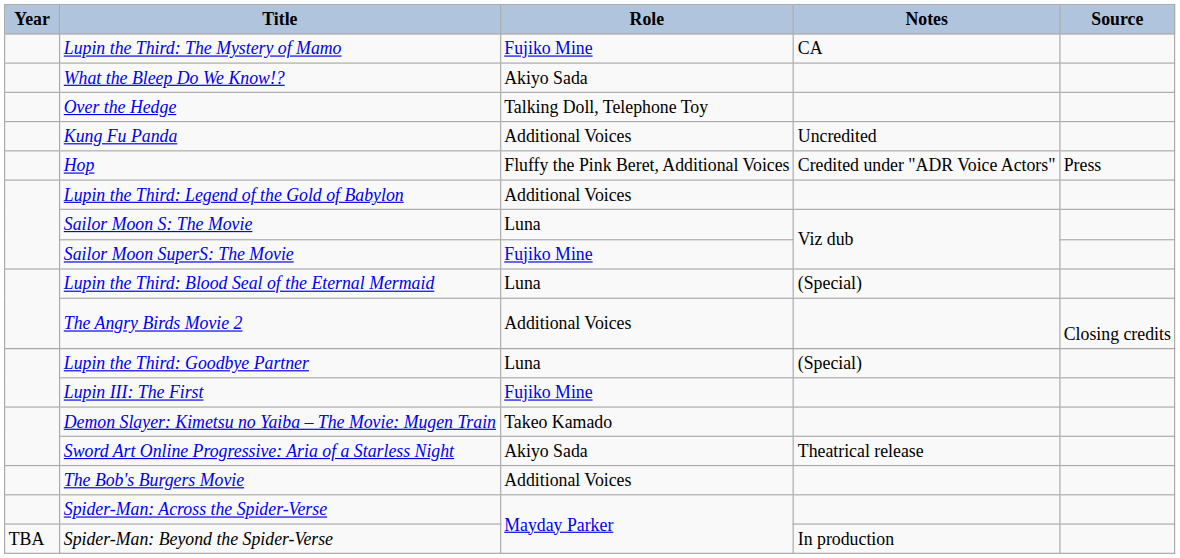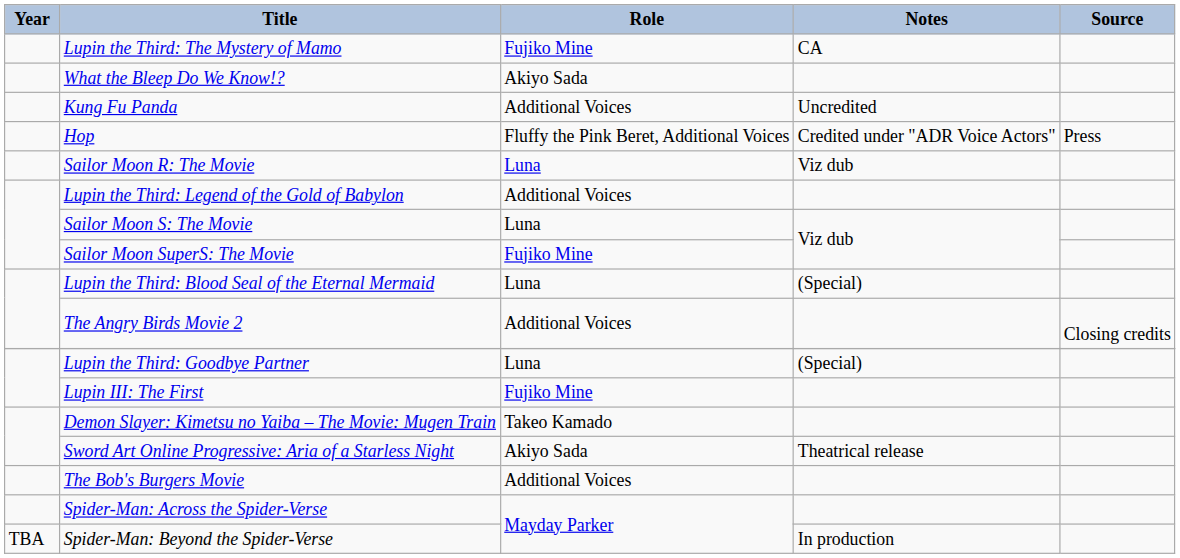- row: (120, 107)
+ row: (159, 165)
